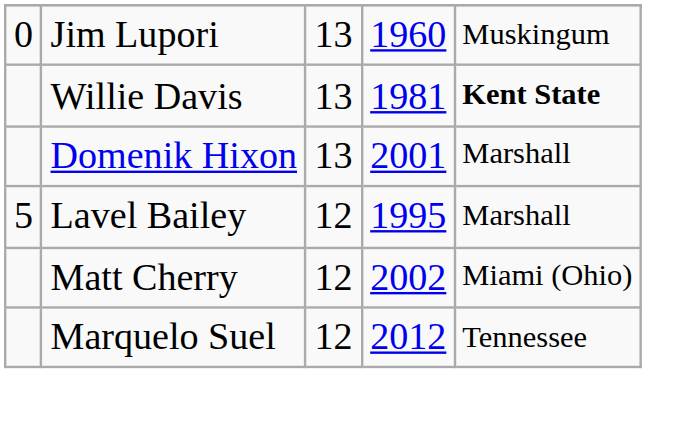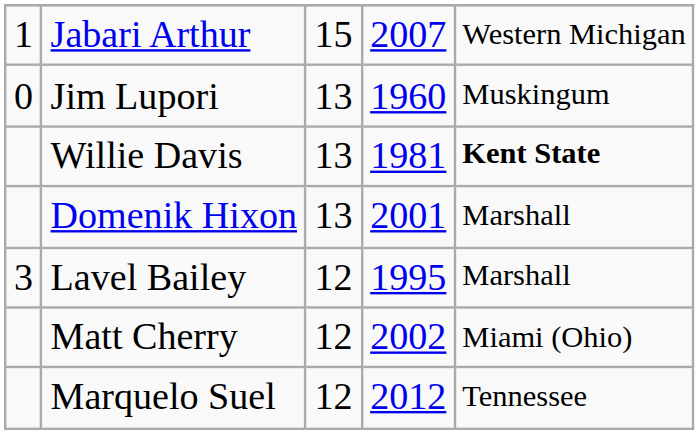+ row: (151, 34)
(23, 215) 5 -> (23, 276) 3
